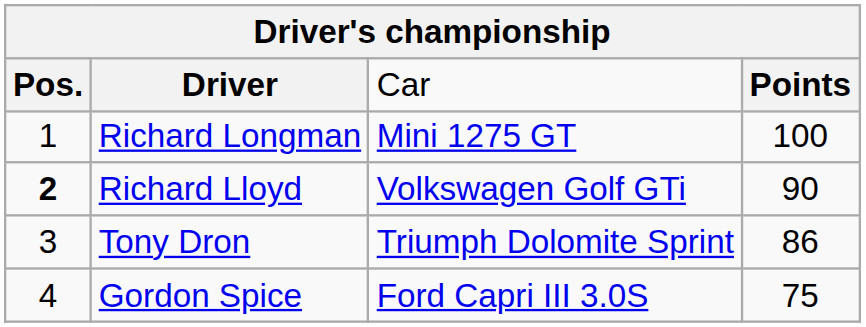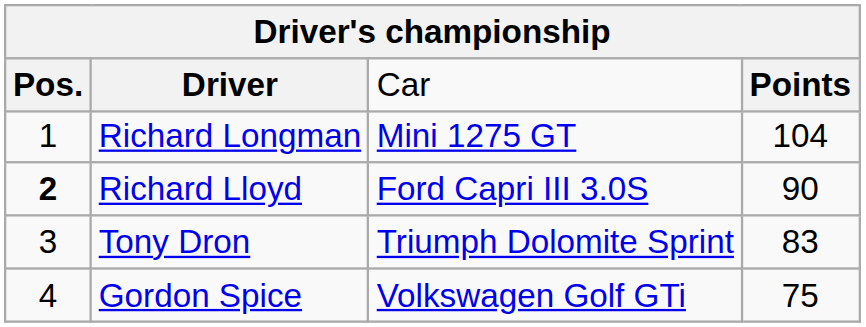(800, 137) 100 -> (800, 137) 104
(531, 189) Volkswagen Golf GTi -> (513, 189) Ford Capri III 3.0S
(800, 242) 86 -> (800, 242) 83
(513, 295) Ford Capri III 3.0S -> (531, 295) Volkswagen Golf GTi
